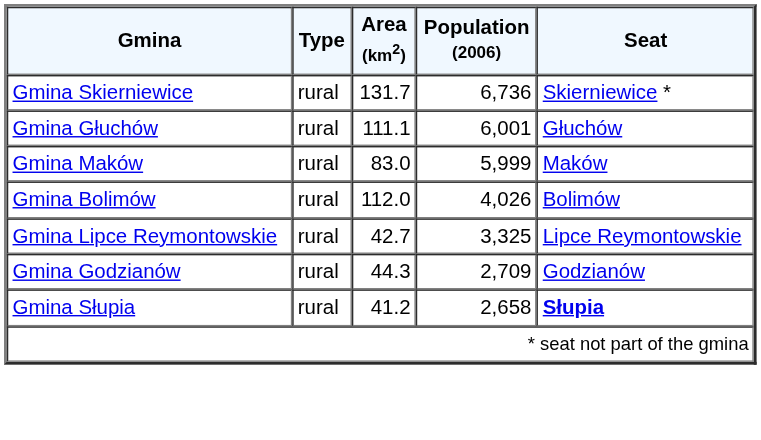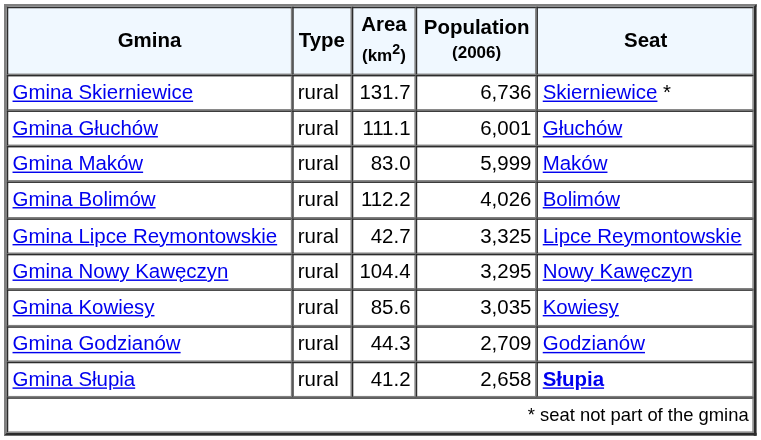(386, 199) 112.0 -> (386, 199) 112.2
+ row: (120, 271)
+ row: (83, 307)
